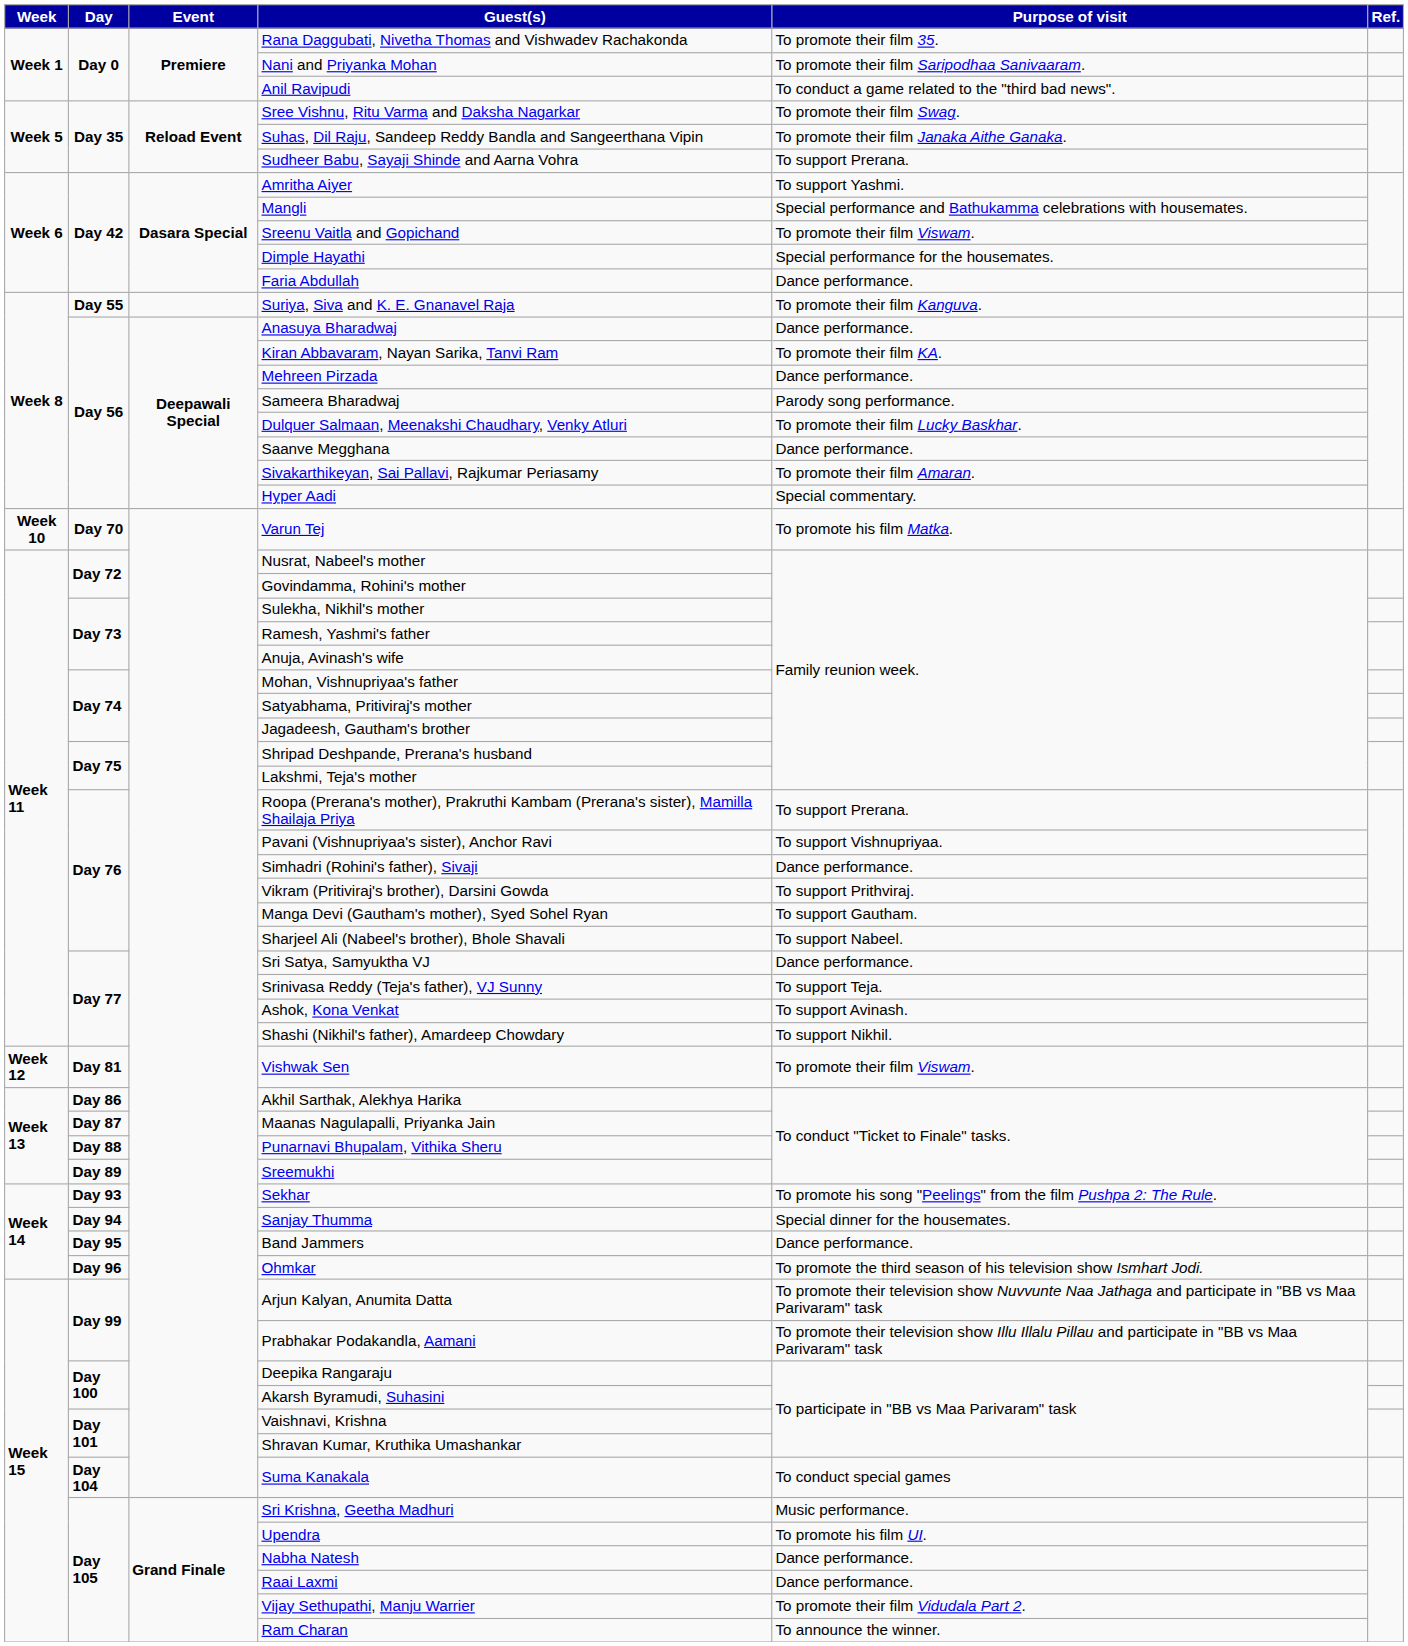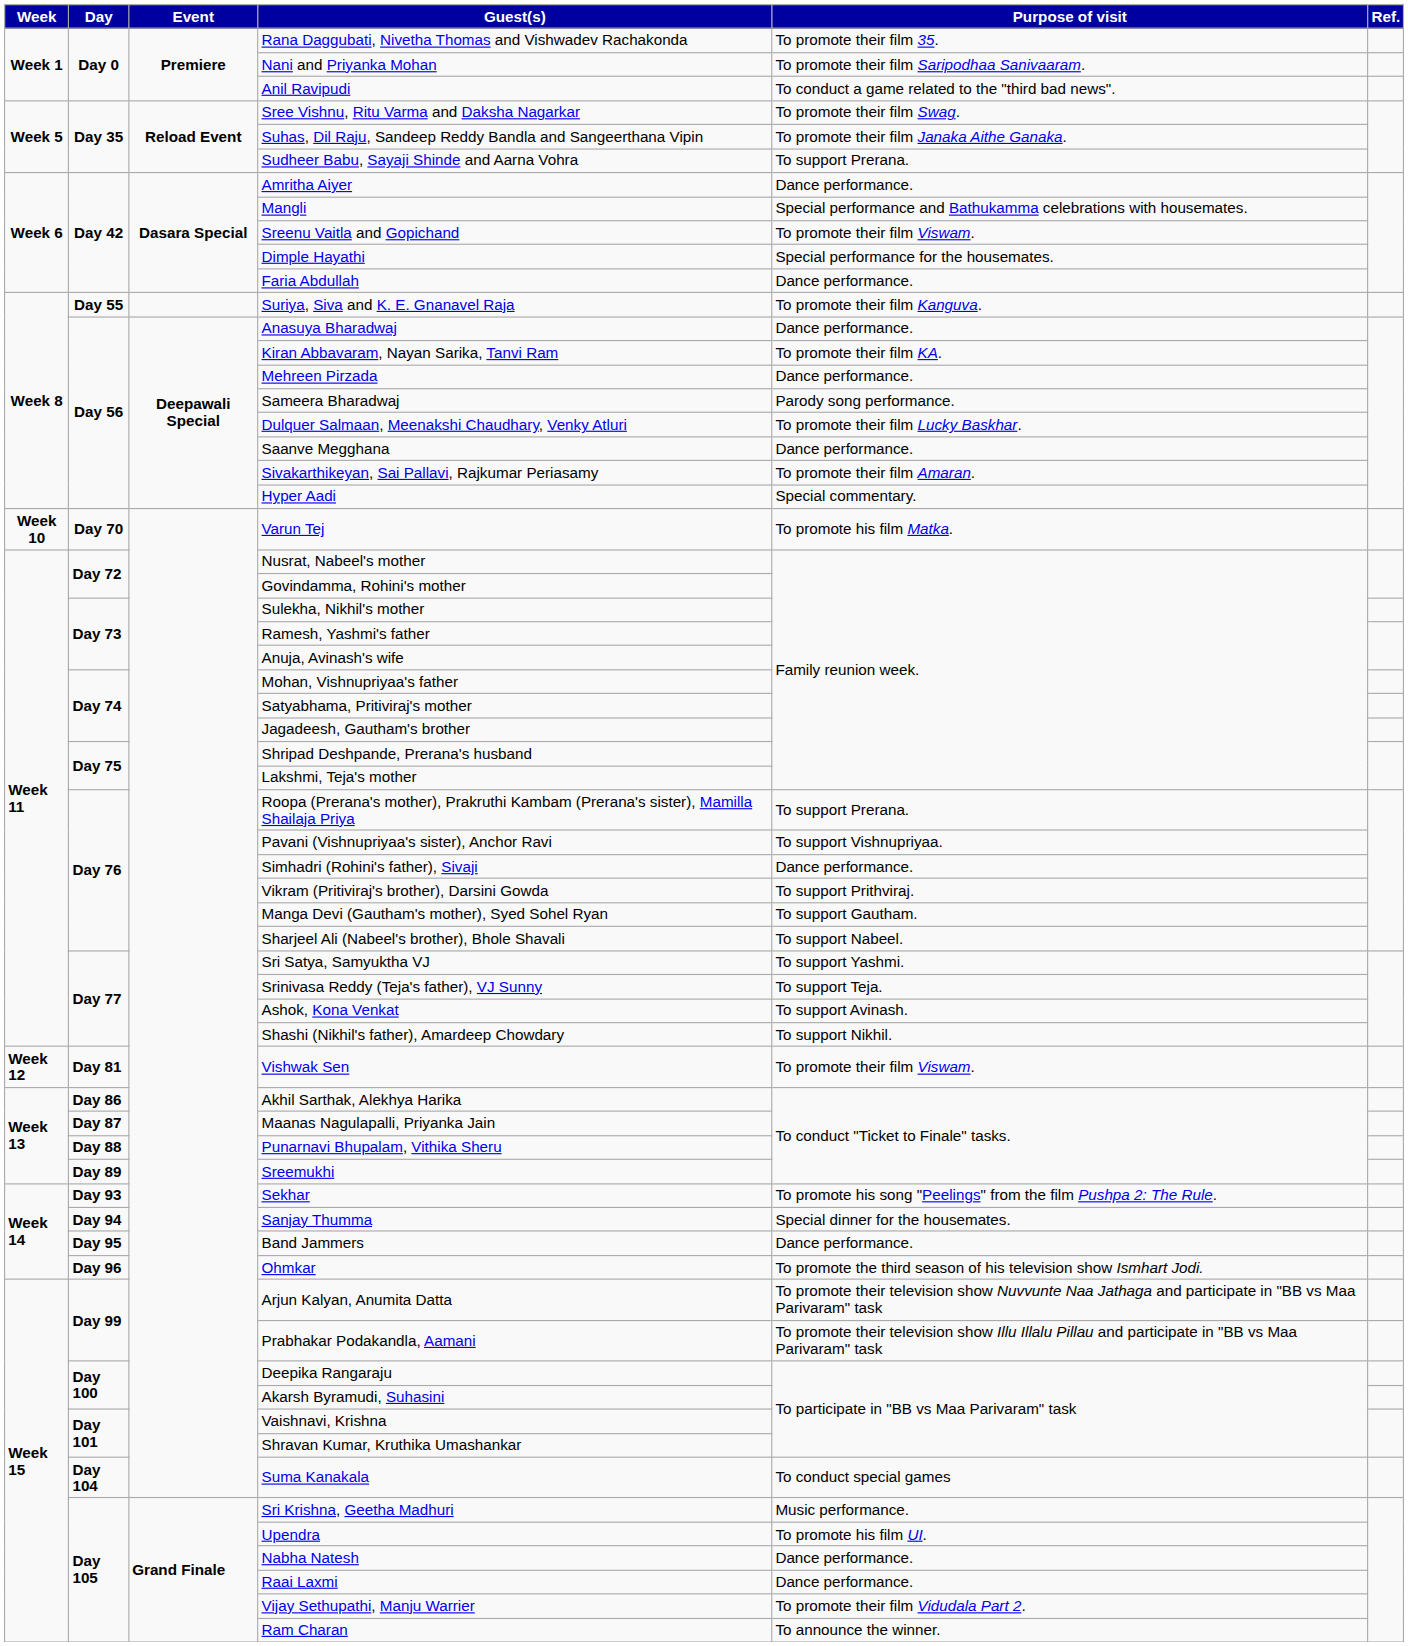(840, 184) To support Yashmi. -> (844, 184) Dance performance.
(844, 962) Dance performance. -> (840, 962) To support Yashmi.
